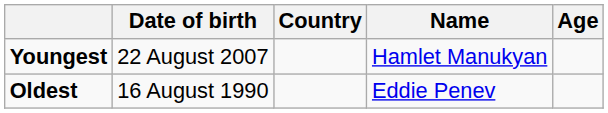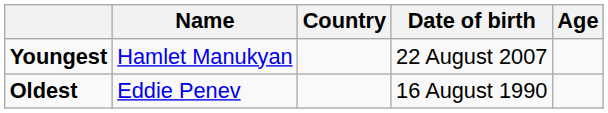columns swapped: (460, 21) <-> (193, 21)
